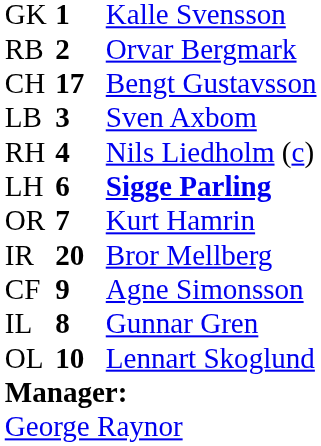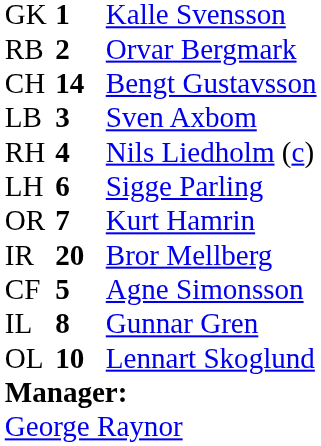(70, 83) 17 -> (70, 83) 14
(189, 186) bold -> (184, 186) normal
(63, 289) 9 -> (63, 289) 5
